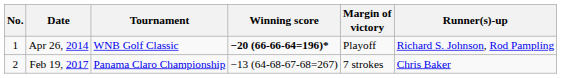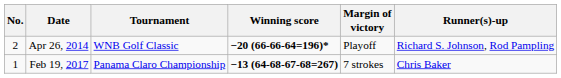(15, 45) 1 -> (15, 45) 2
(15, 64) 2 -> (15, 64) 1
(284, 64) normal -> (284, 64) bold
